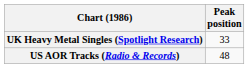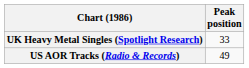(224, 55) 48 -> (224, 55) 49
